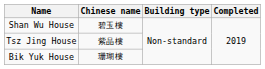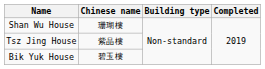(110, 25) 碧玉樓 -> (110, 25) 珊瑚樓
(110, 56) 珊瑚樓 -> (110, 56) 碧玉樓
